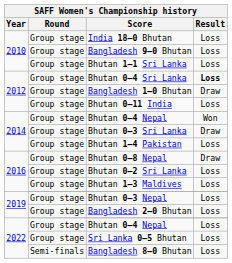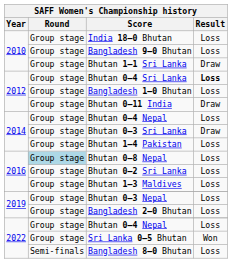(210, 64) Loss -> (210, 64) Draw
(210, 91) Draw -> (210, 91) Loss
(210, 104) Loss -> (210, 104) Draw
(210, 118) Won -> (210, 118) Loss
(57, 158) no background -> (57, 158) lightblue background
(210, 158) Draw -> (210, 158) Loss
(210, 238) Loss -> (210, 238) Won
